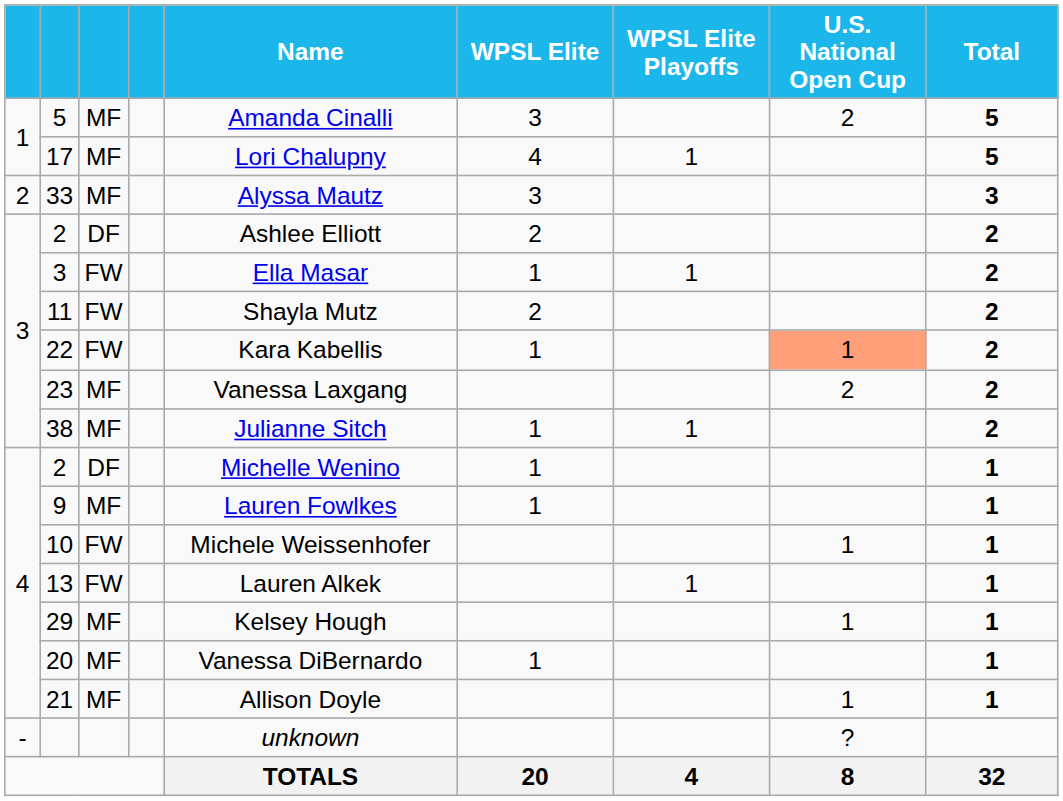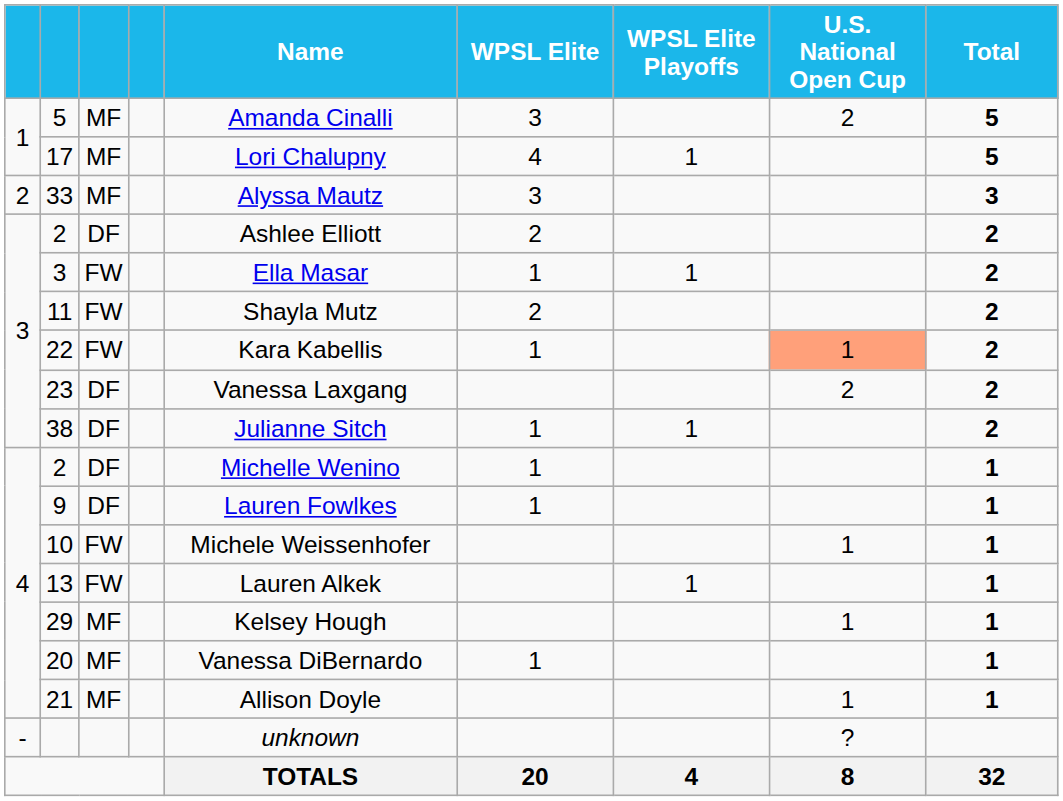(104, 389) MF -> (104, 389) DF
(104, 428) MF -> (104, 428) DF
(104, 505) MF -> (104, 505) DF
